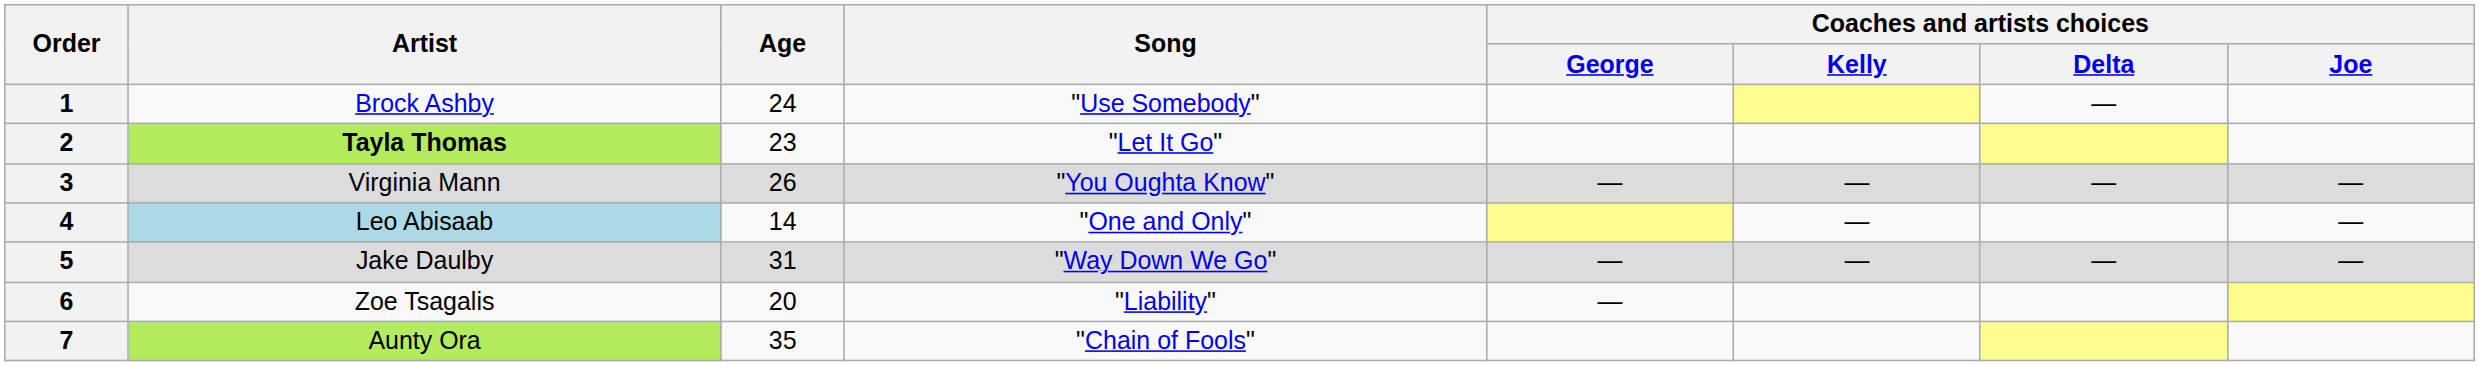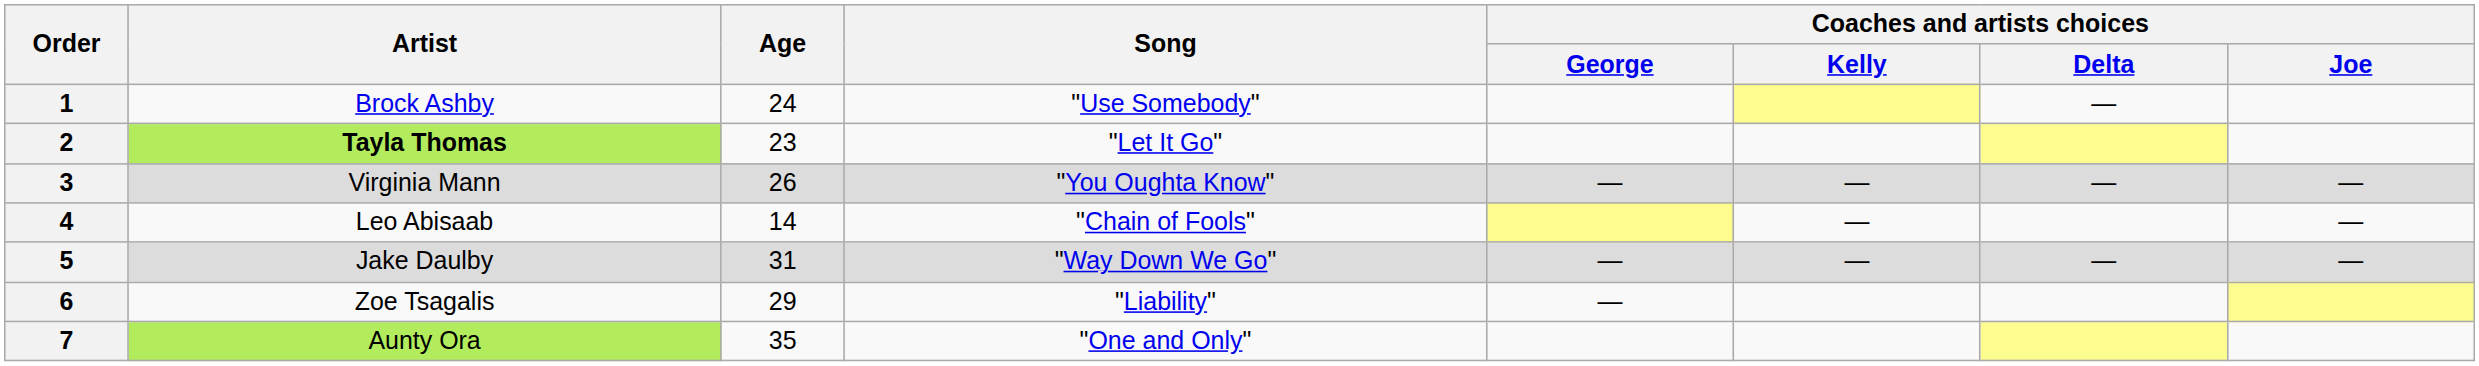(425, 222) lightblue background -> (425, 222) no background
(1165, 222) "One and Only" -> (1165, 222) "Chain of Fools"
(783, 301) 20 -> (783, 301) 29
(1165, 340) "Chain of Fools" -> (1165, 340) "One and Only"
